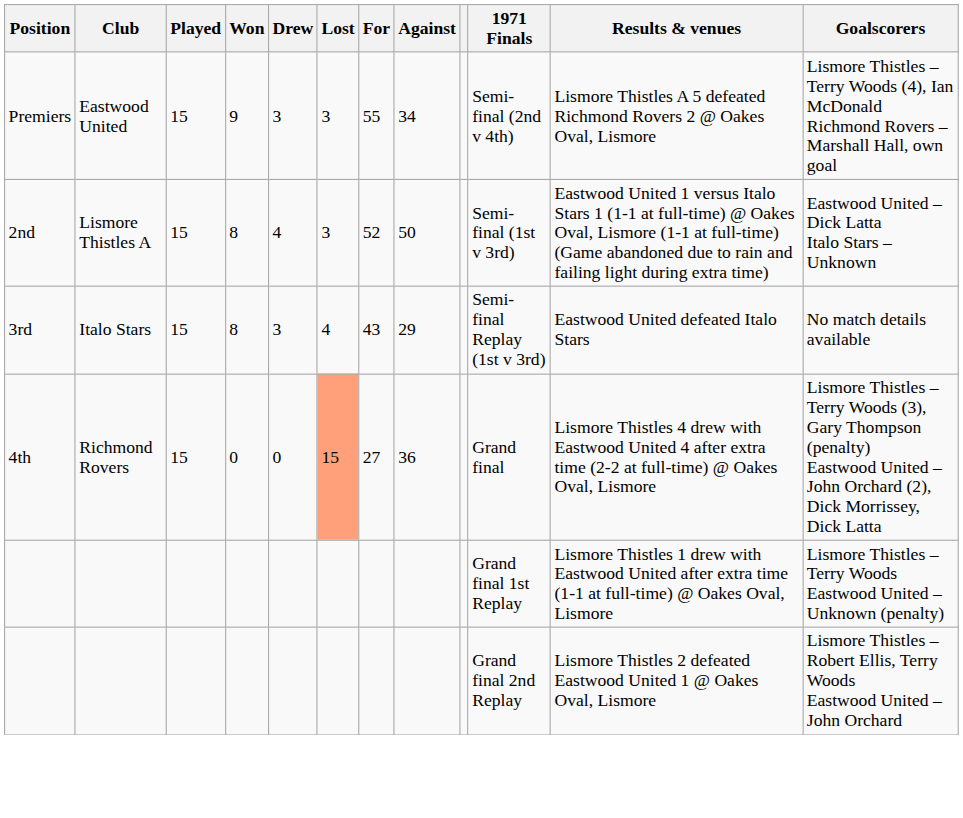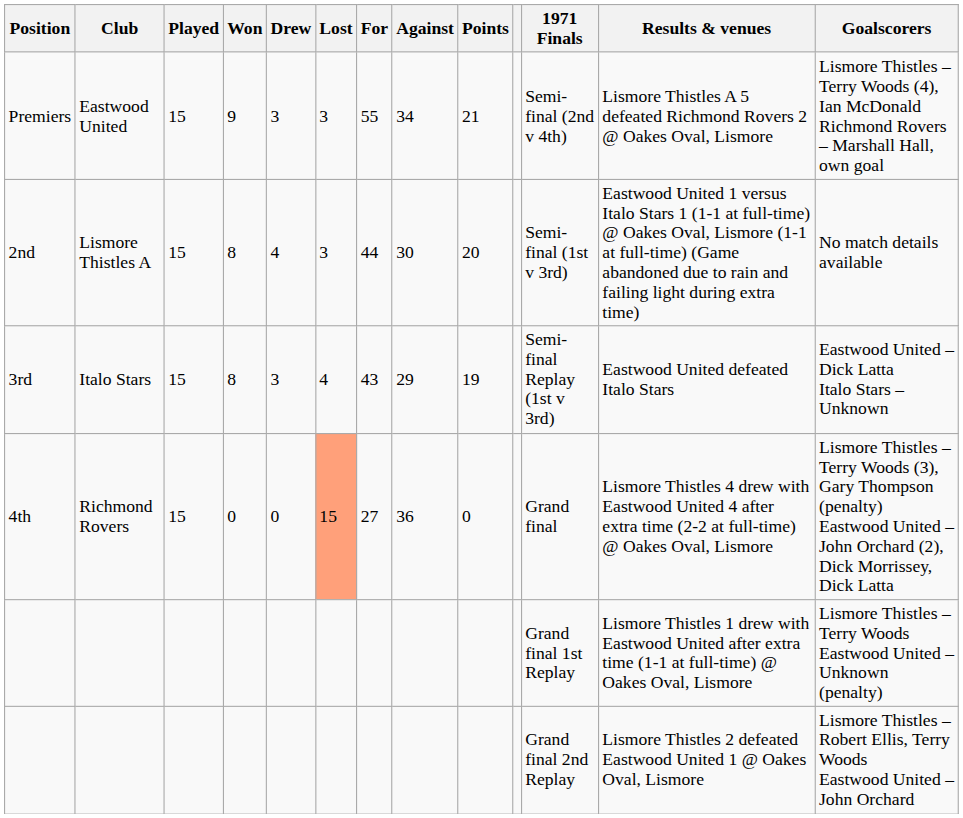+ column: (485, 28)
(372, 232) 52 -> (370, 252) 44
(407, 232) 50 -> (405, 252) 30
(874, 232) Eastwood United – Dick Latta Italo Stars – Unknown -> (879, 252) No match details available
(866, 329) No match details available -> (886, 379) Eastwood United – Dick Latta Italo Stars – Unknown
